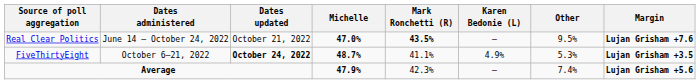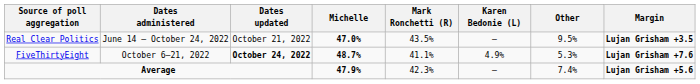(422, 39) bold -> (422, 39) normal
(650, 39) Lujan Grisham +7.6 -> (650, 39) Lujan Grisham +3.5
(650, 54) Lujan Grisham +3.5 -> (650, 54) Lujan Grisham +7.6
